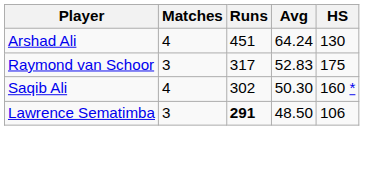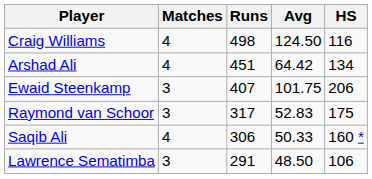+ row: (57, 40)
(294, 40) 64.24 -> (294, 64) 64.42
(333, 40) 130 -> (341, 64) 134
+ row: (69, 88)
(243, 88) 302 -> (243, 137) 306
(294, 88) 50.30 -> (294, 137) 50.33
(243, 112) bold -> (243, 161) normal
